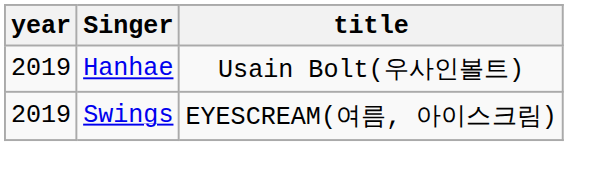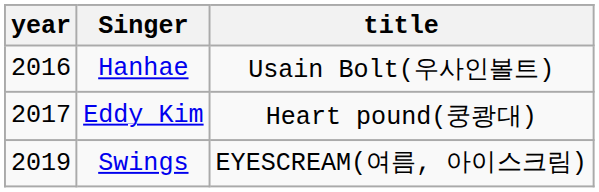(41, 69) 2019 -> (41, 69) 2016
+ row: (143, 116)
